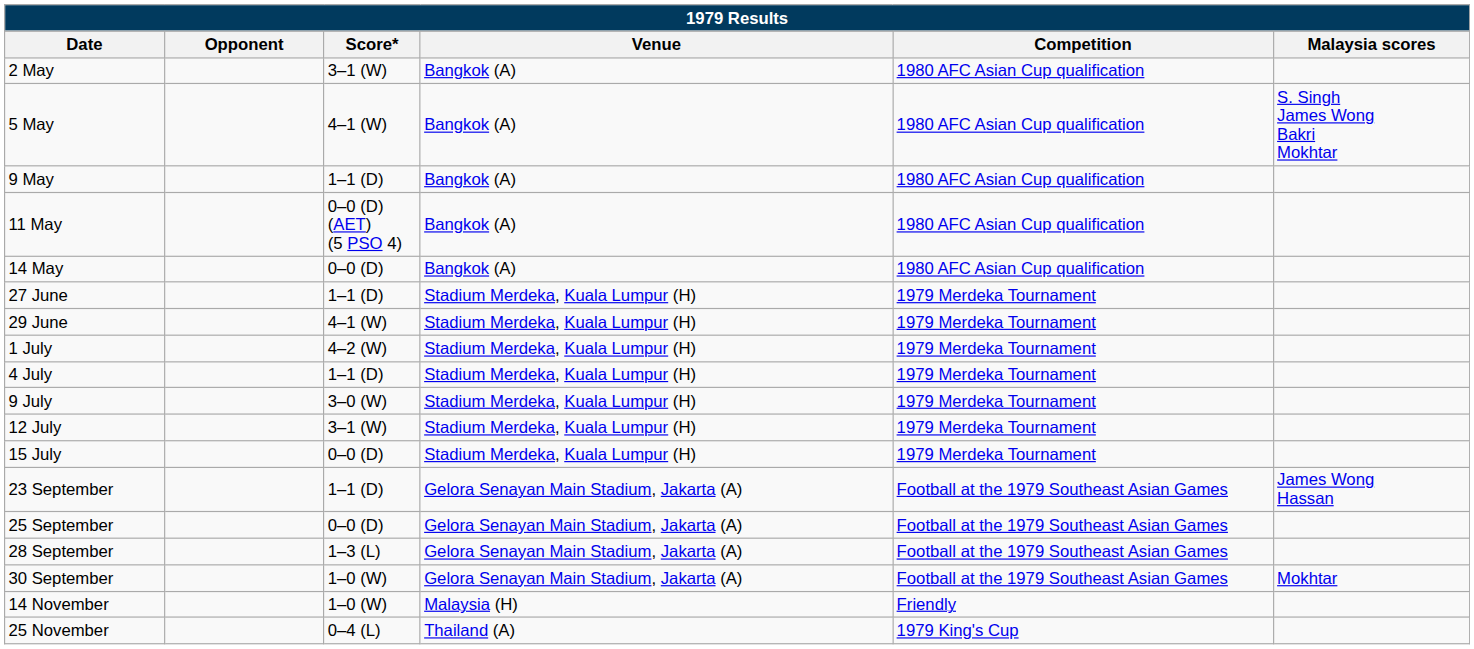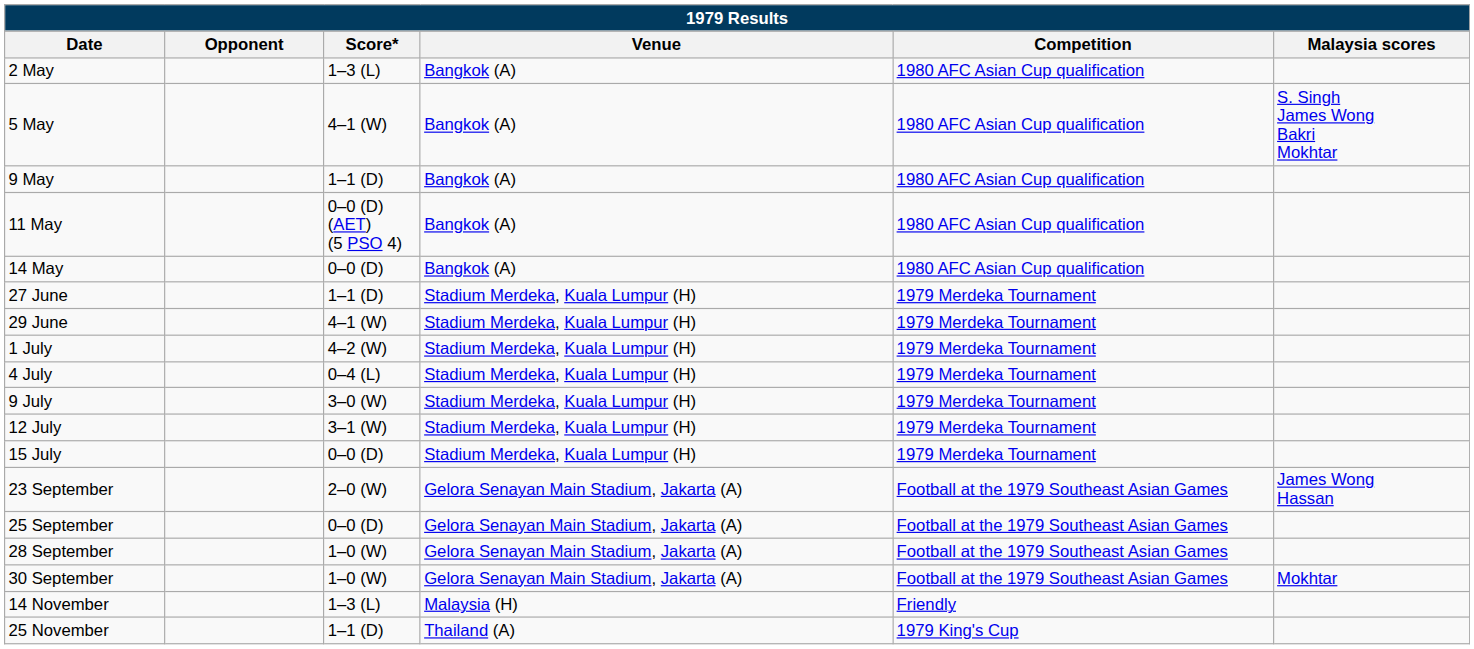(357, 71) 3–1 (W) -> (354, 71) 1–3 (L)
(356, 375) 1–1 (D) -> (354, 375) 0–4 (L)
(356, 490) 1–1 (D) -> (357, 490) 2–0 (W)
(354, 552) 1–3 (L) -> (357, 552) 1–0 (W)
(357, 605) 1–0 (W) -> (354, 605) 1–3 (L)
(354, 631) 0–4 (L) -> (356, 631) 1–1 (D)
